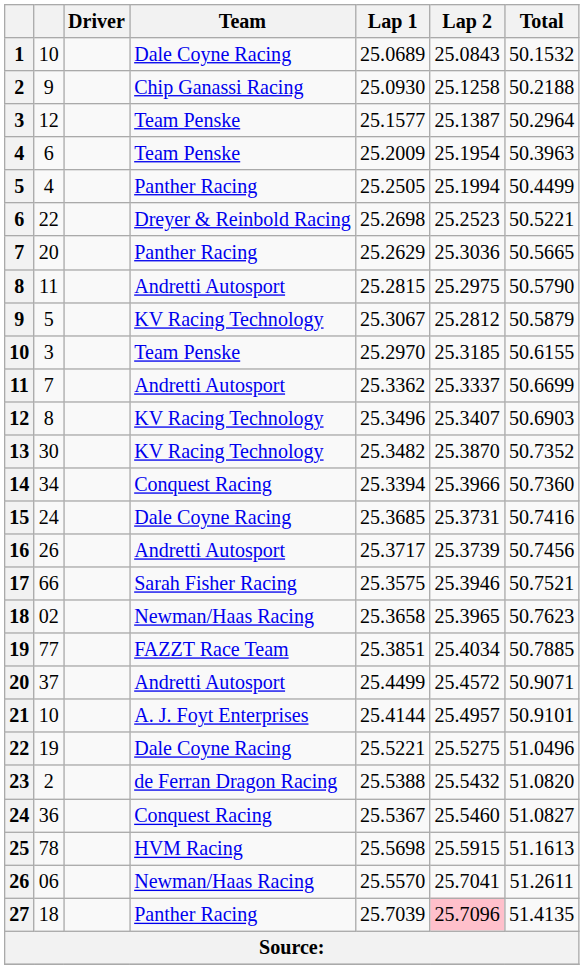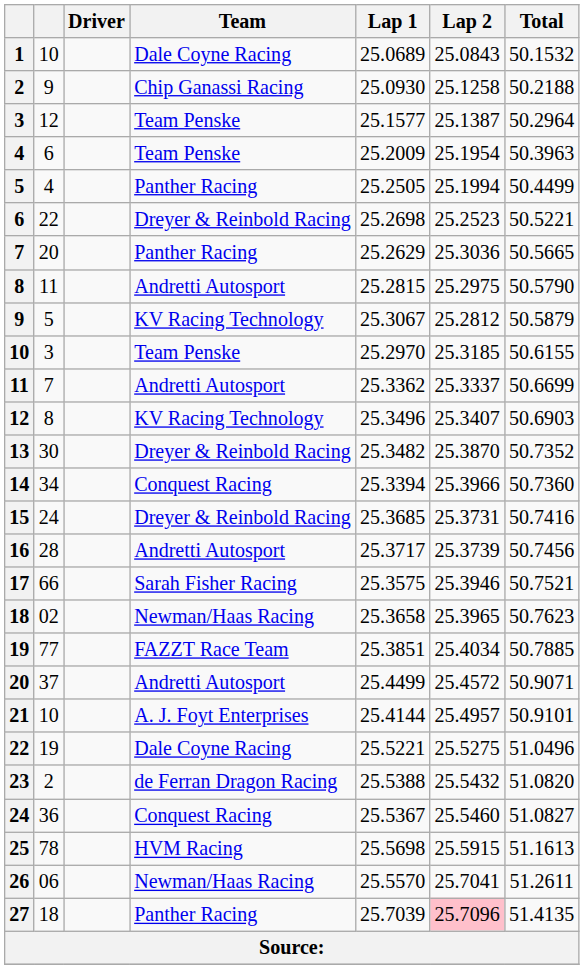(229, 451) KV Racing Technology -> (242, 451) Dreyer & Reinbold Racing
(213, 517) Dale Coyne Racing -> (242, 517) Dreyer & Reinbold Racing
(49, 550) 26 -> (49, 550) 28
